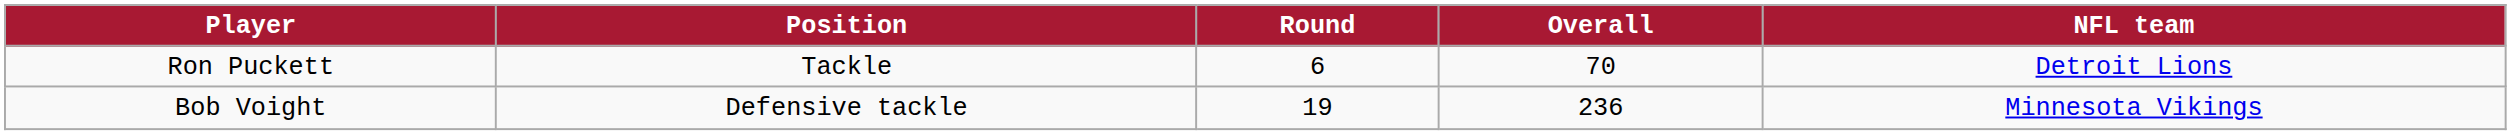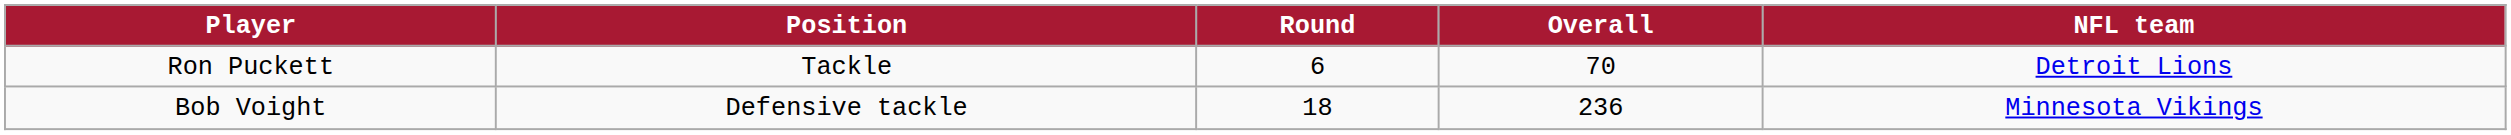(1317, 108) 19 -> (1317, 108) 18
